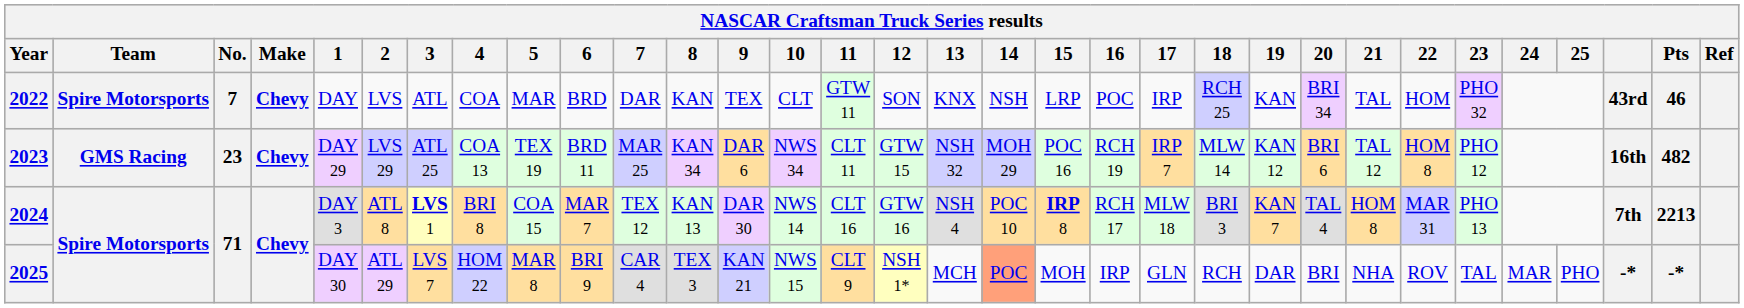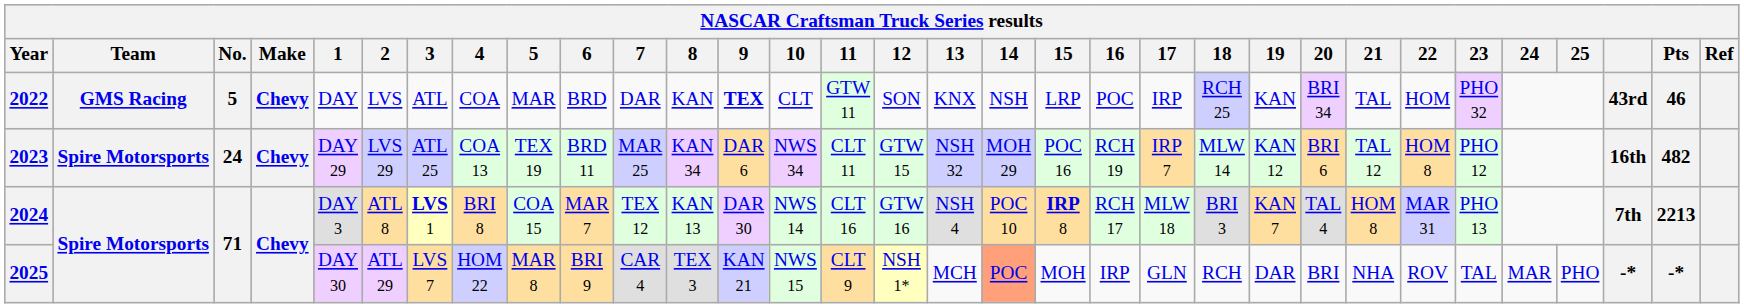(133, 100) Spire Motorsports -> (133, 100) GMS Racing
(232, 100) 7 -> (232, 100) 5
(744, 100) normal -> (744, 100) bold
(133, 157) GMS Racing -> (133, 157) Spire Motorsports
(232, 157) 23 -> (232, 157) 24
